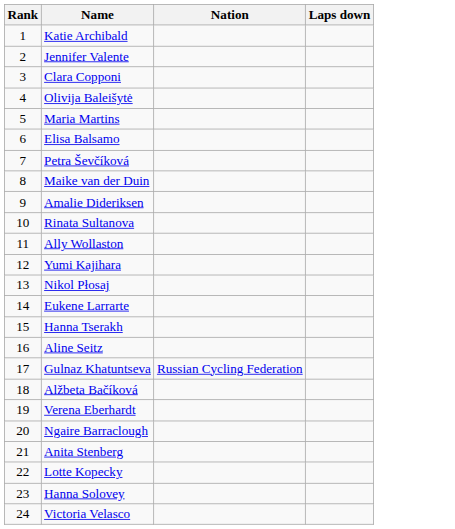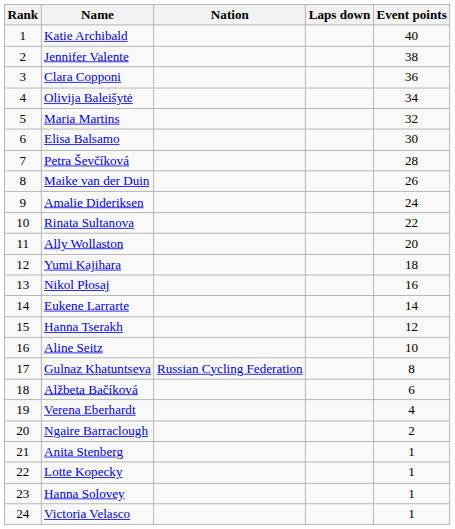+ column: (412, 14)
